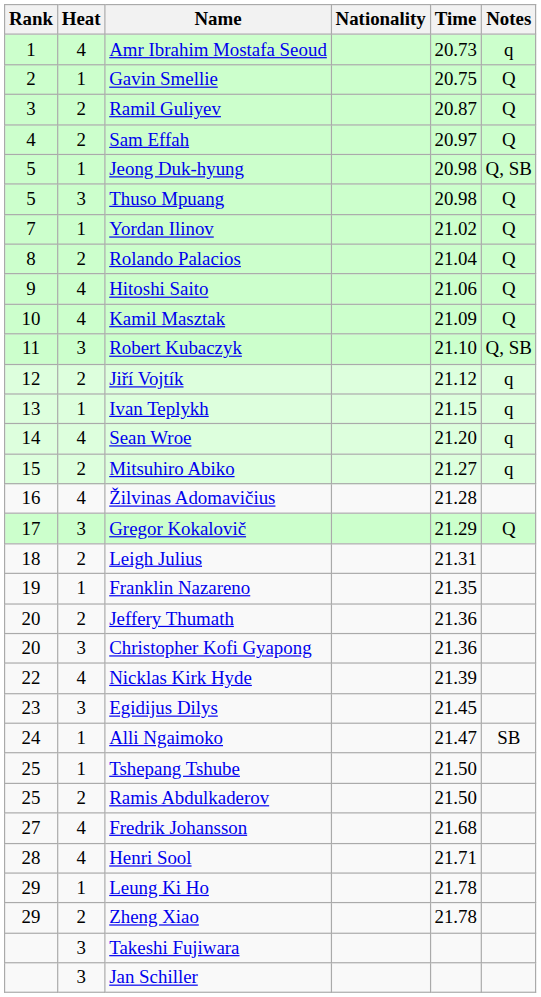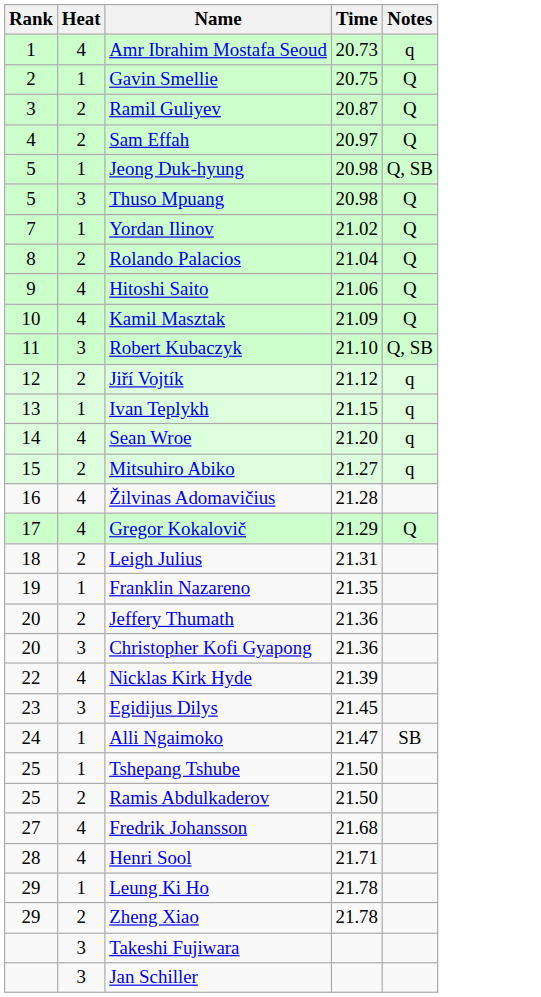- column: (381, 19)
(81, 528) 3 -> (81, 528) 4
